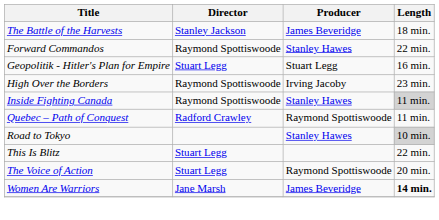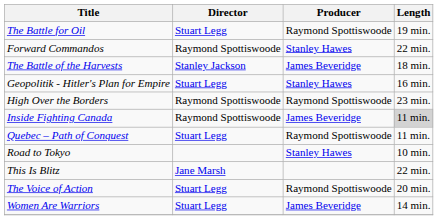+ row: (46, 30)
rows swapped: (65, 30) <-> (55, 48)
(312, 65) Stuart Legg -> (319, 83) Stanley Hawes
(316, 83) Irving Jacoby -> (339, 100) Raymond Spottiswoode
(319, 100) Stanley Hawes -> (323, 118) James Beveridge
(213, 118) Radford Crawley -> (201, 135) Stuart Legg
(414, 135) lightgrey background -> (414, 153) no background
(201, 153) Stuart Legg -> (200, 170) Jane Marsh
(200, 188) Jane Marsh -> (201, 205) Stuart Legg
(414, 188) bold -> (414, 205) normal
